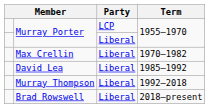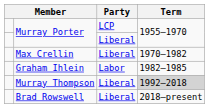+ row: (50, 68)
- row: (39, 68)
(163, 82) no background -> (163, 82) lightgrey background
